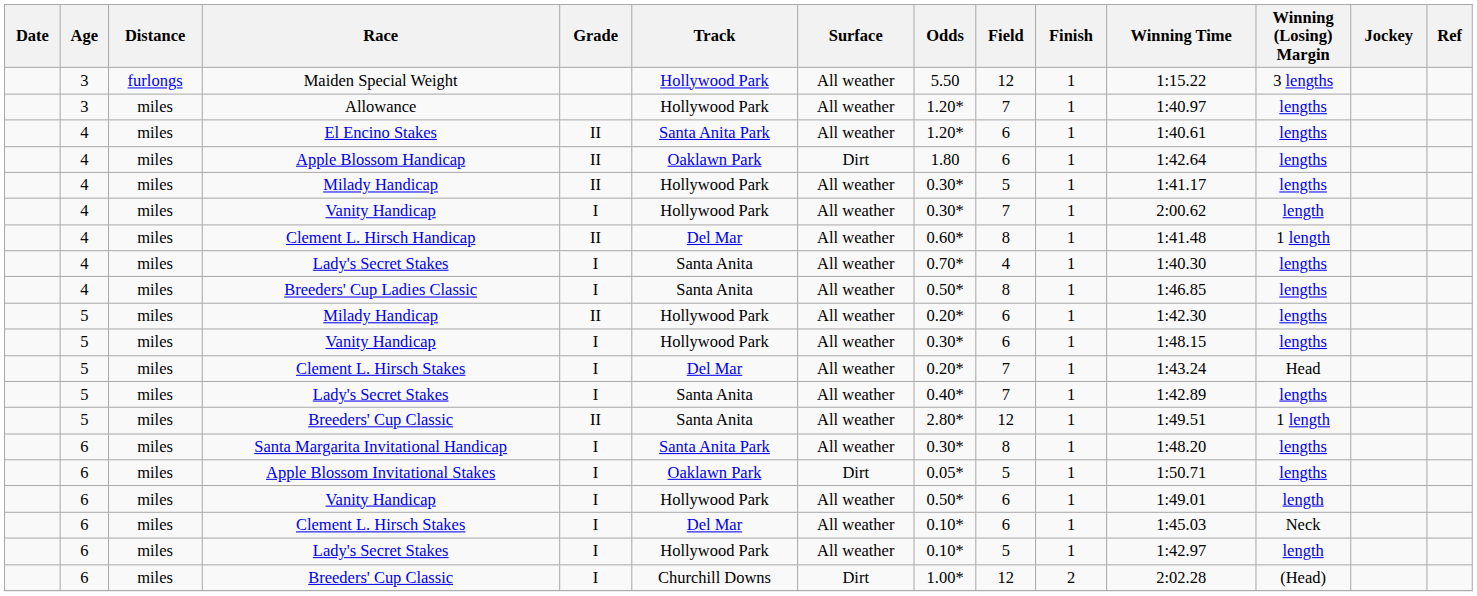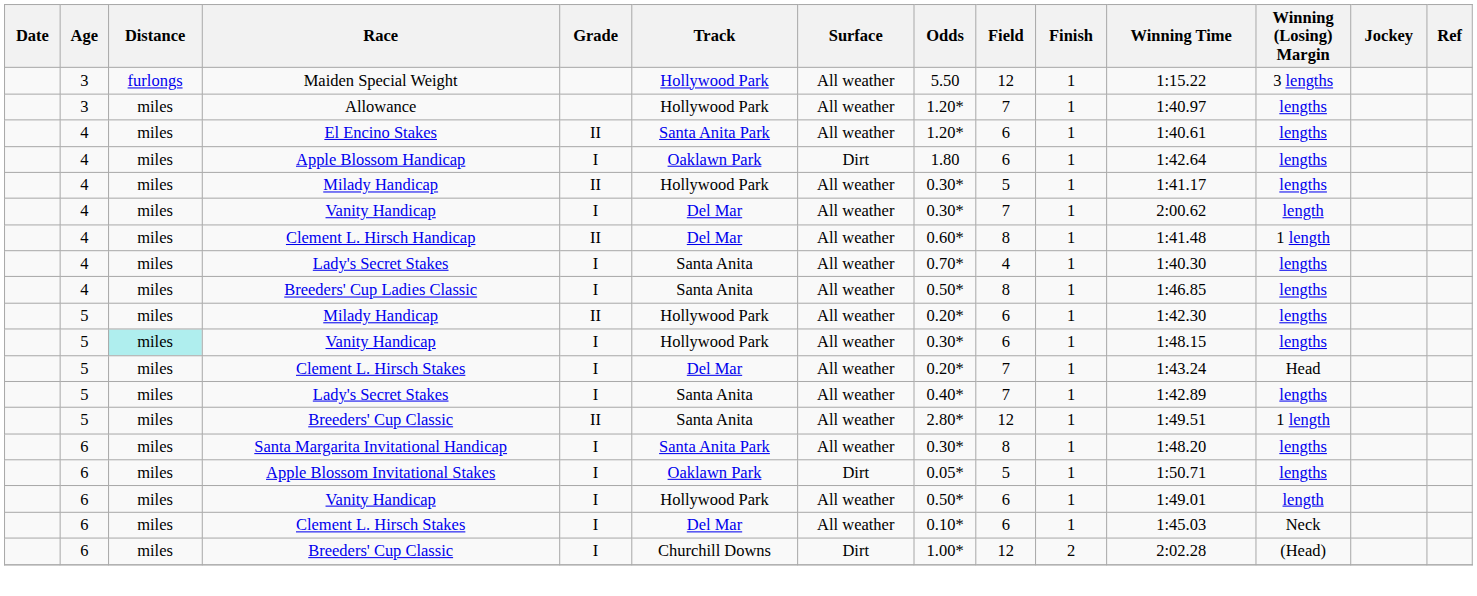(596, 159) II -> (596, 159) I
(714, 211) Hollywood Park -> (714, 211) Del Mar
(155, 342) no background -> (155, 342) paleturquoise background
- row: (84, 551)
